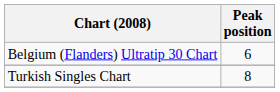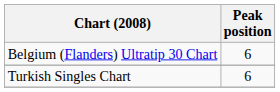(248, 76) 8 -> (248, 76) 6
